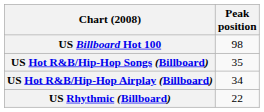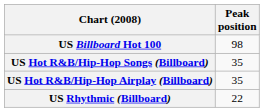(237, 80) 34 -> (237, 80) 35
